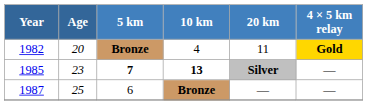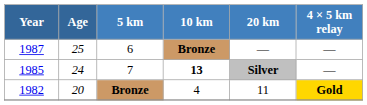rows swapped: (32, 49) <-> (32, 90)
(78, 70) 23 -> (78, 70) 24
(130, 70) bold -> (130, 70) normal
